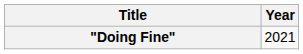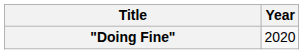(280, 37) 2021 -> (280, 37) 2020
